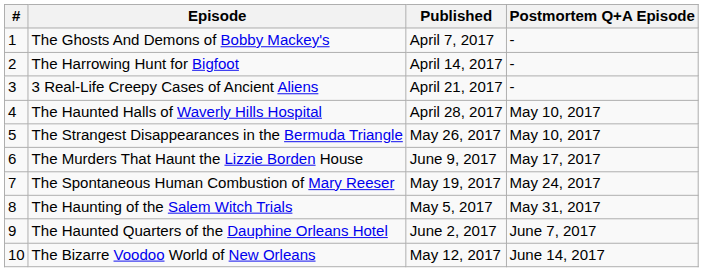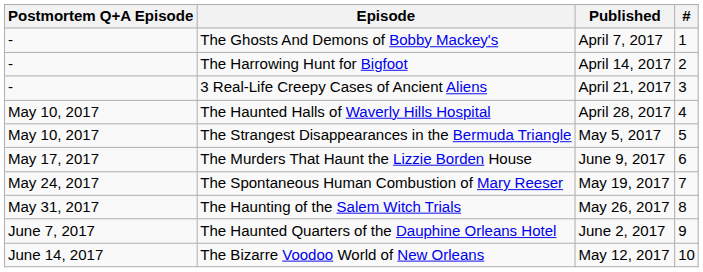columns swapped: (16, 16) <-> (602, 16)
(455, 135) May 26, 2017 -> (620, 135) May 5, 2017
(451, 207) May 5, 2017 -> (624, 207) May 26, 2017
